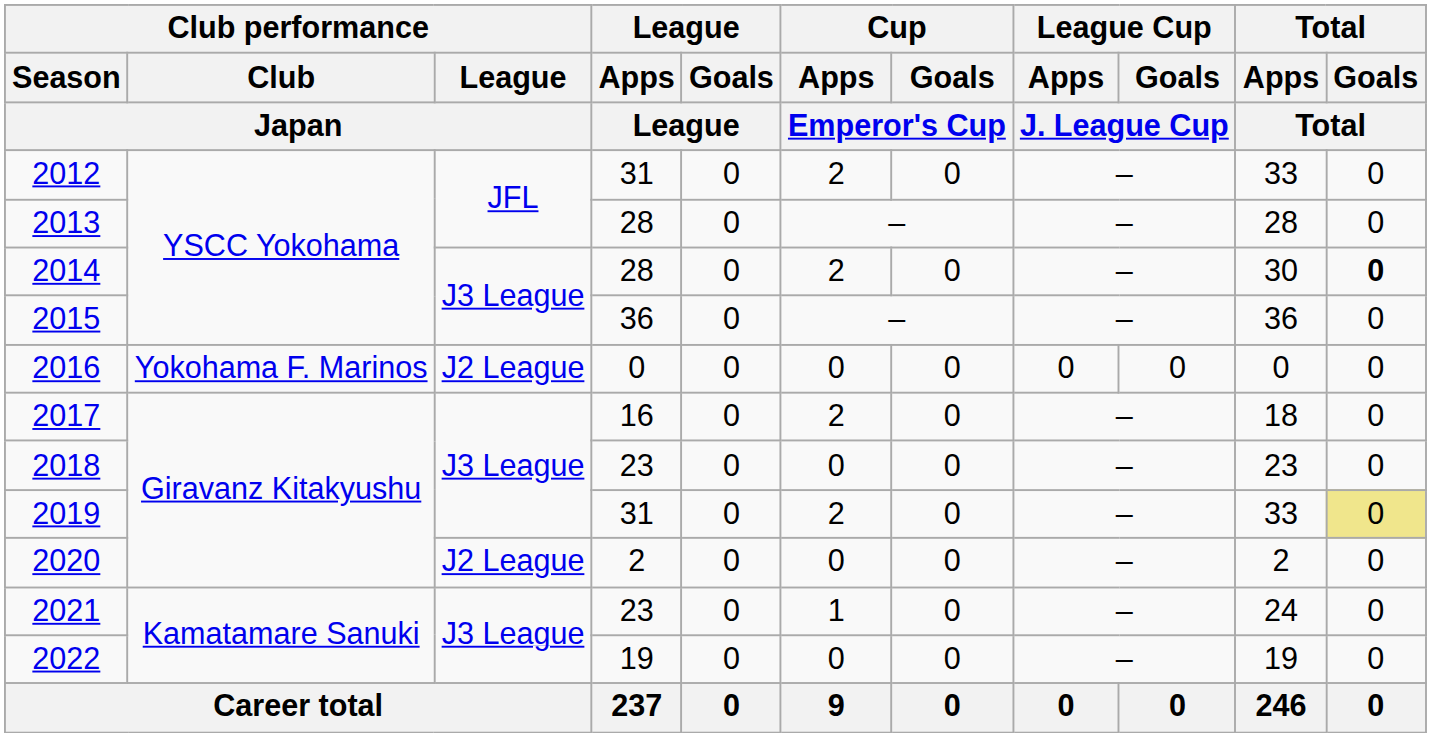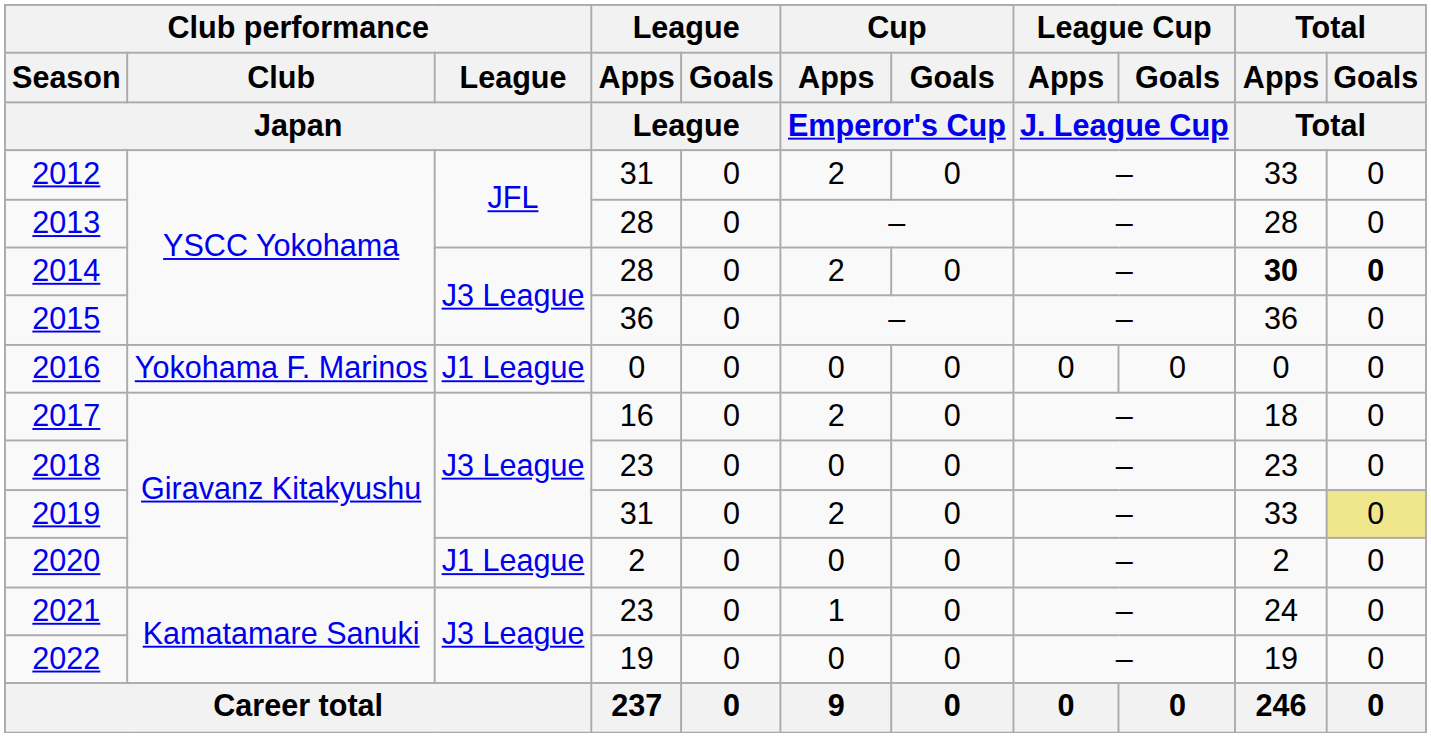(1281, 271) normal -> (1281, 271) bold
(513, 367) J2 League -> (513, 367) J1 League
(513, 561) J2 League -> (513, 561) J1 League
